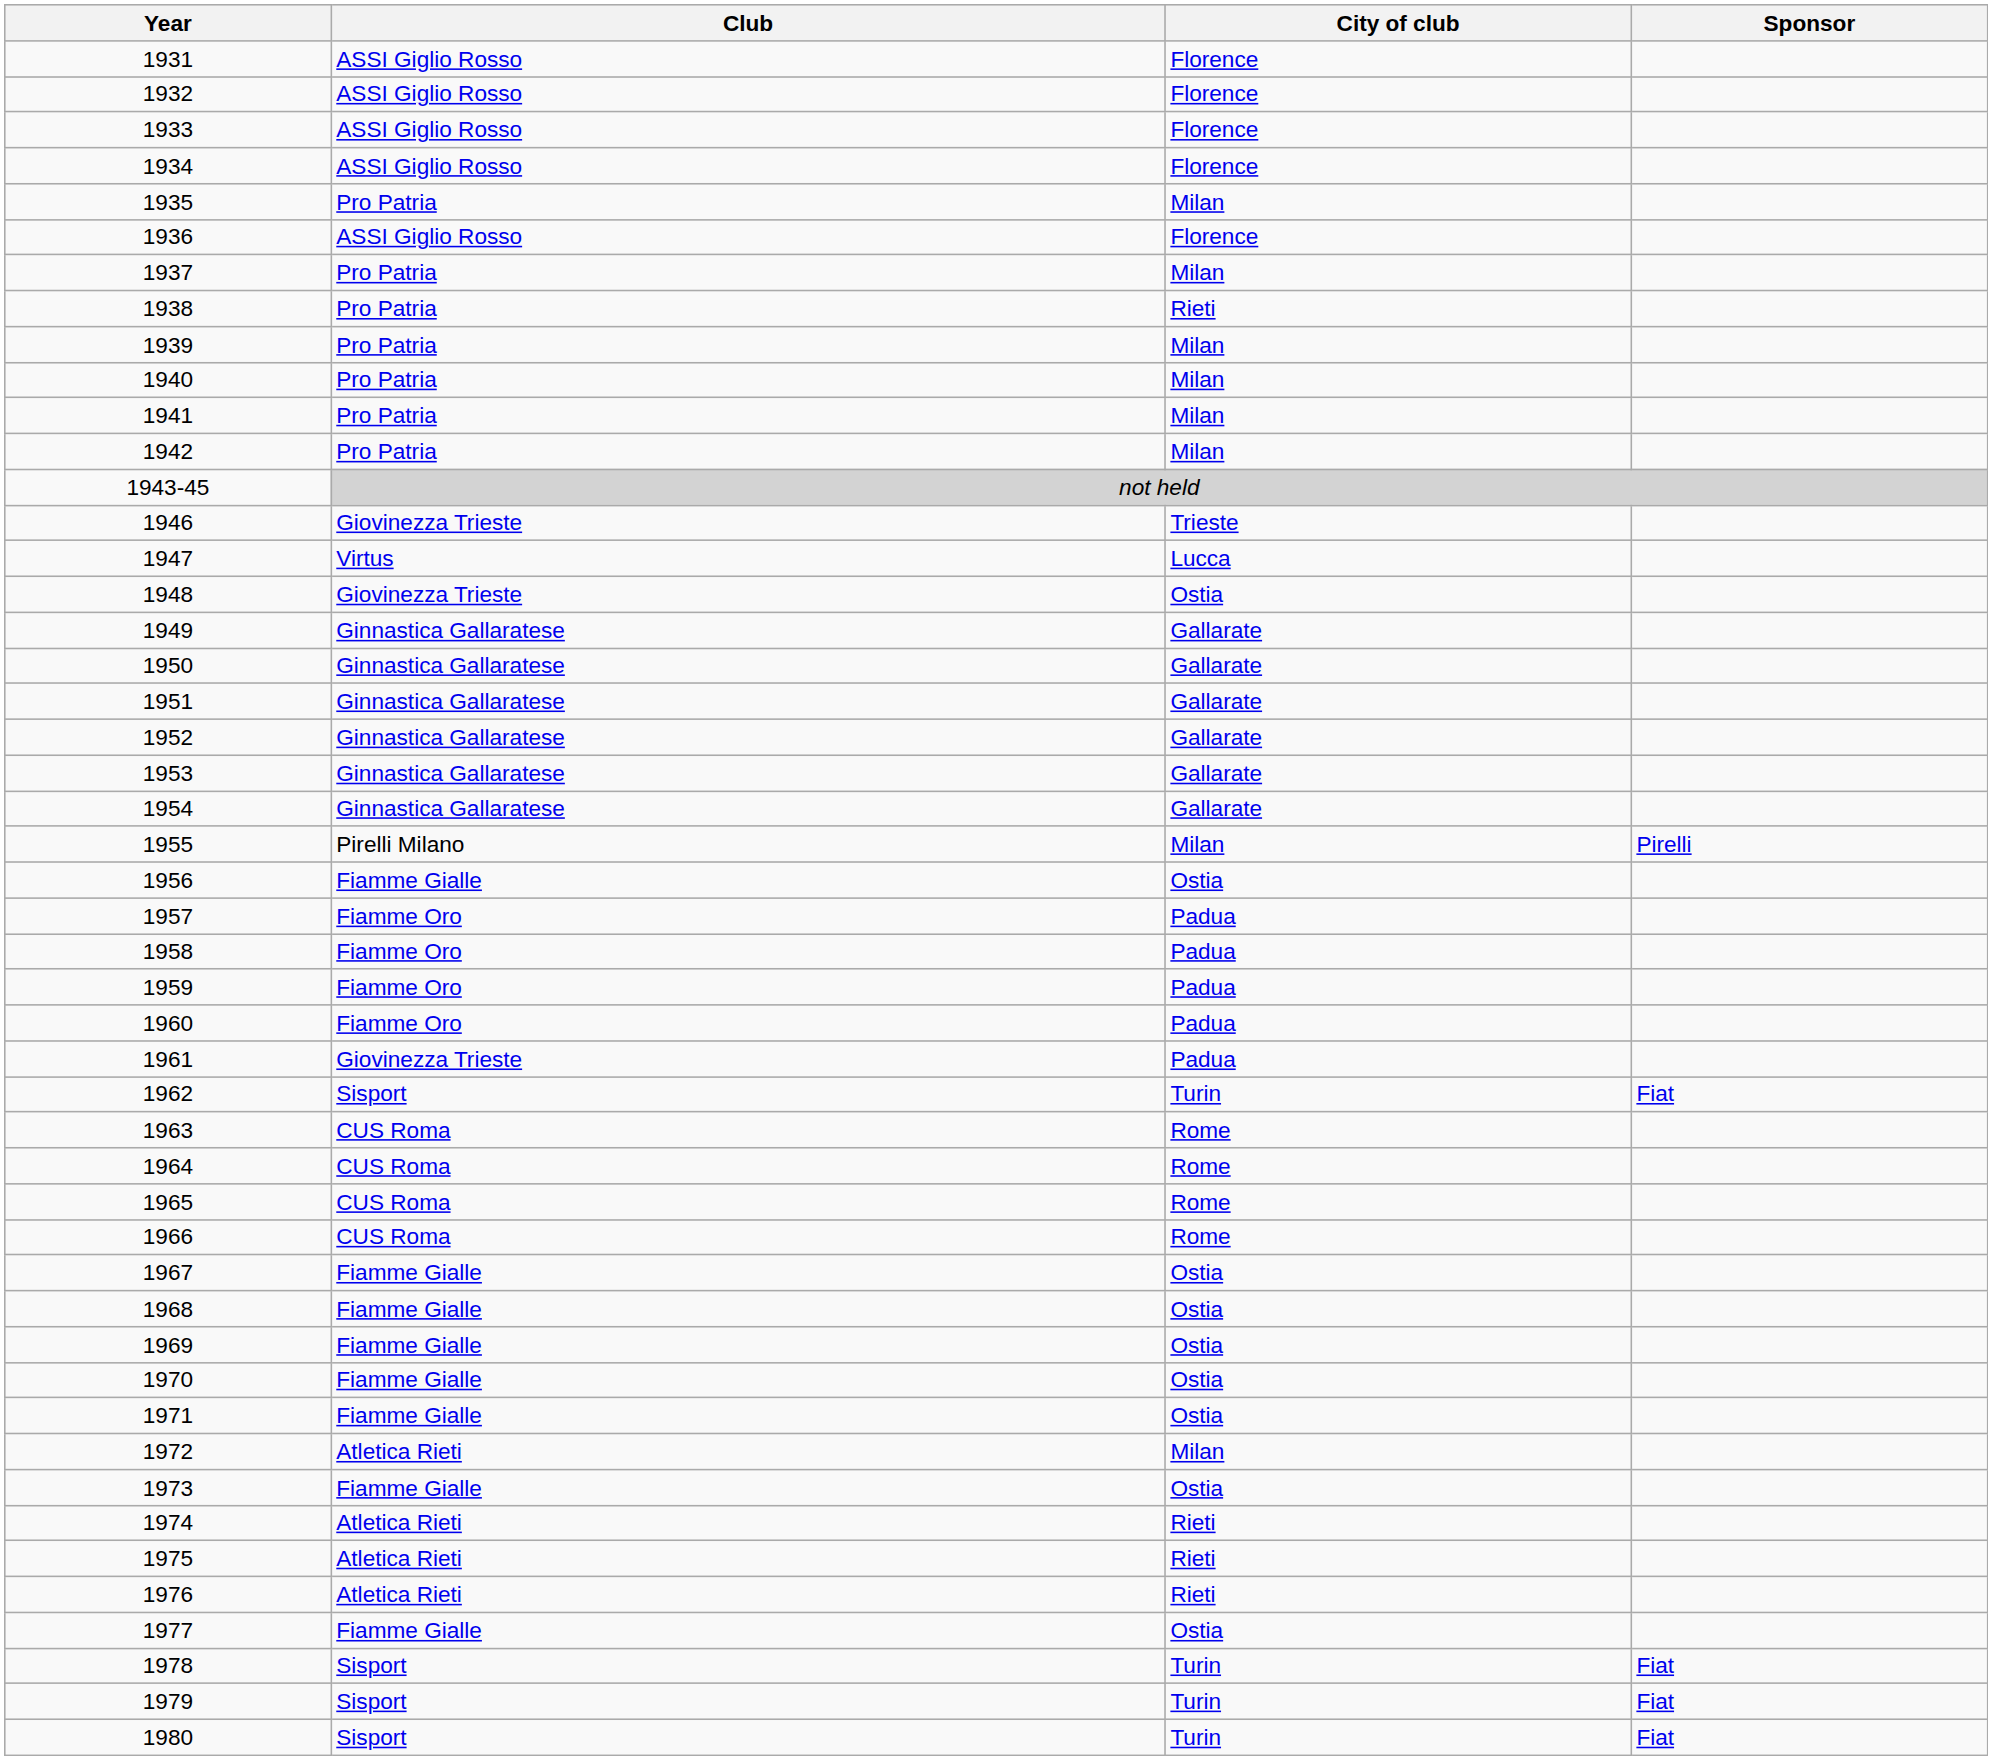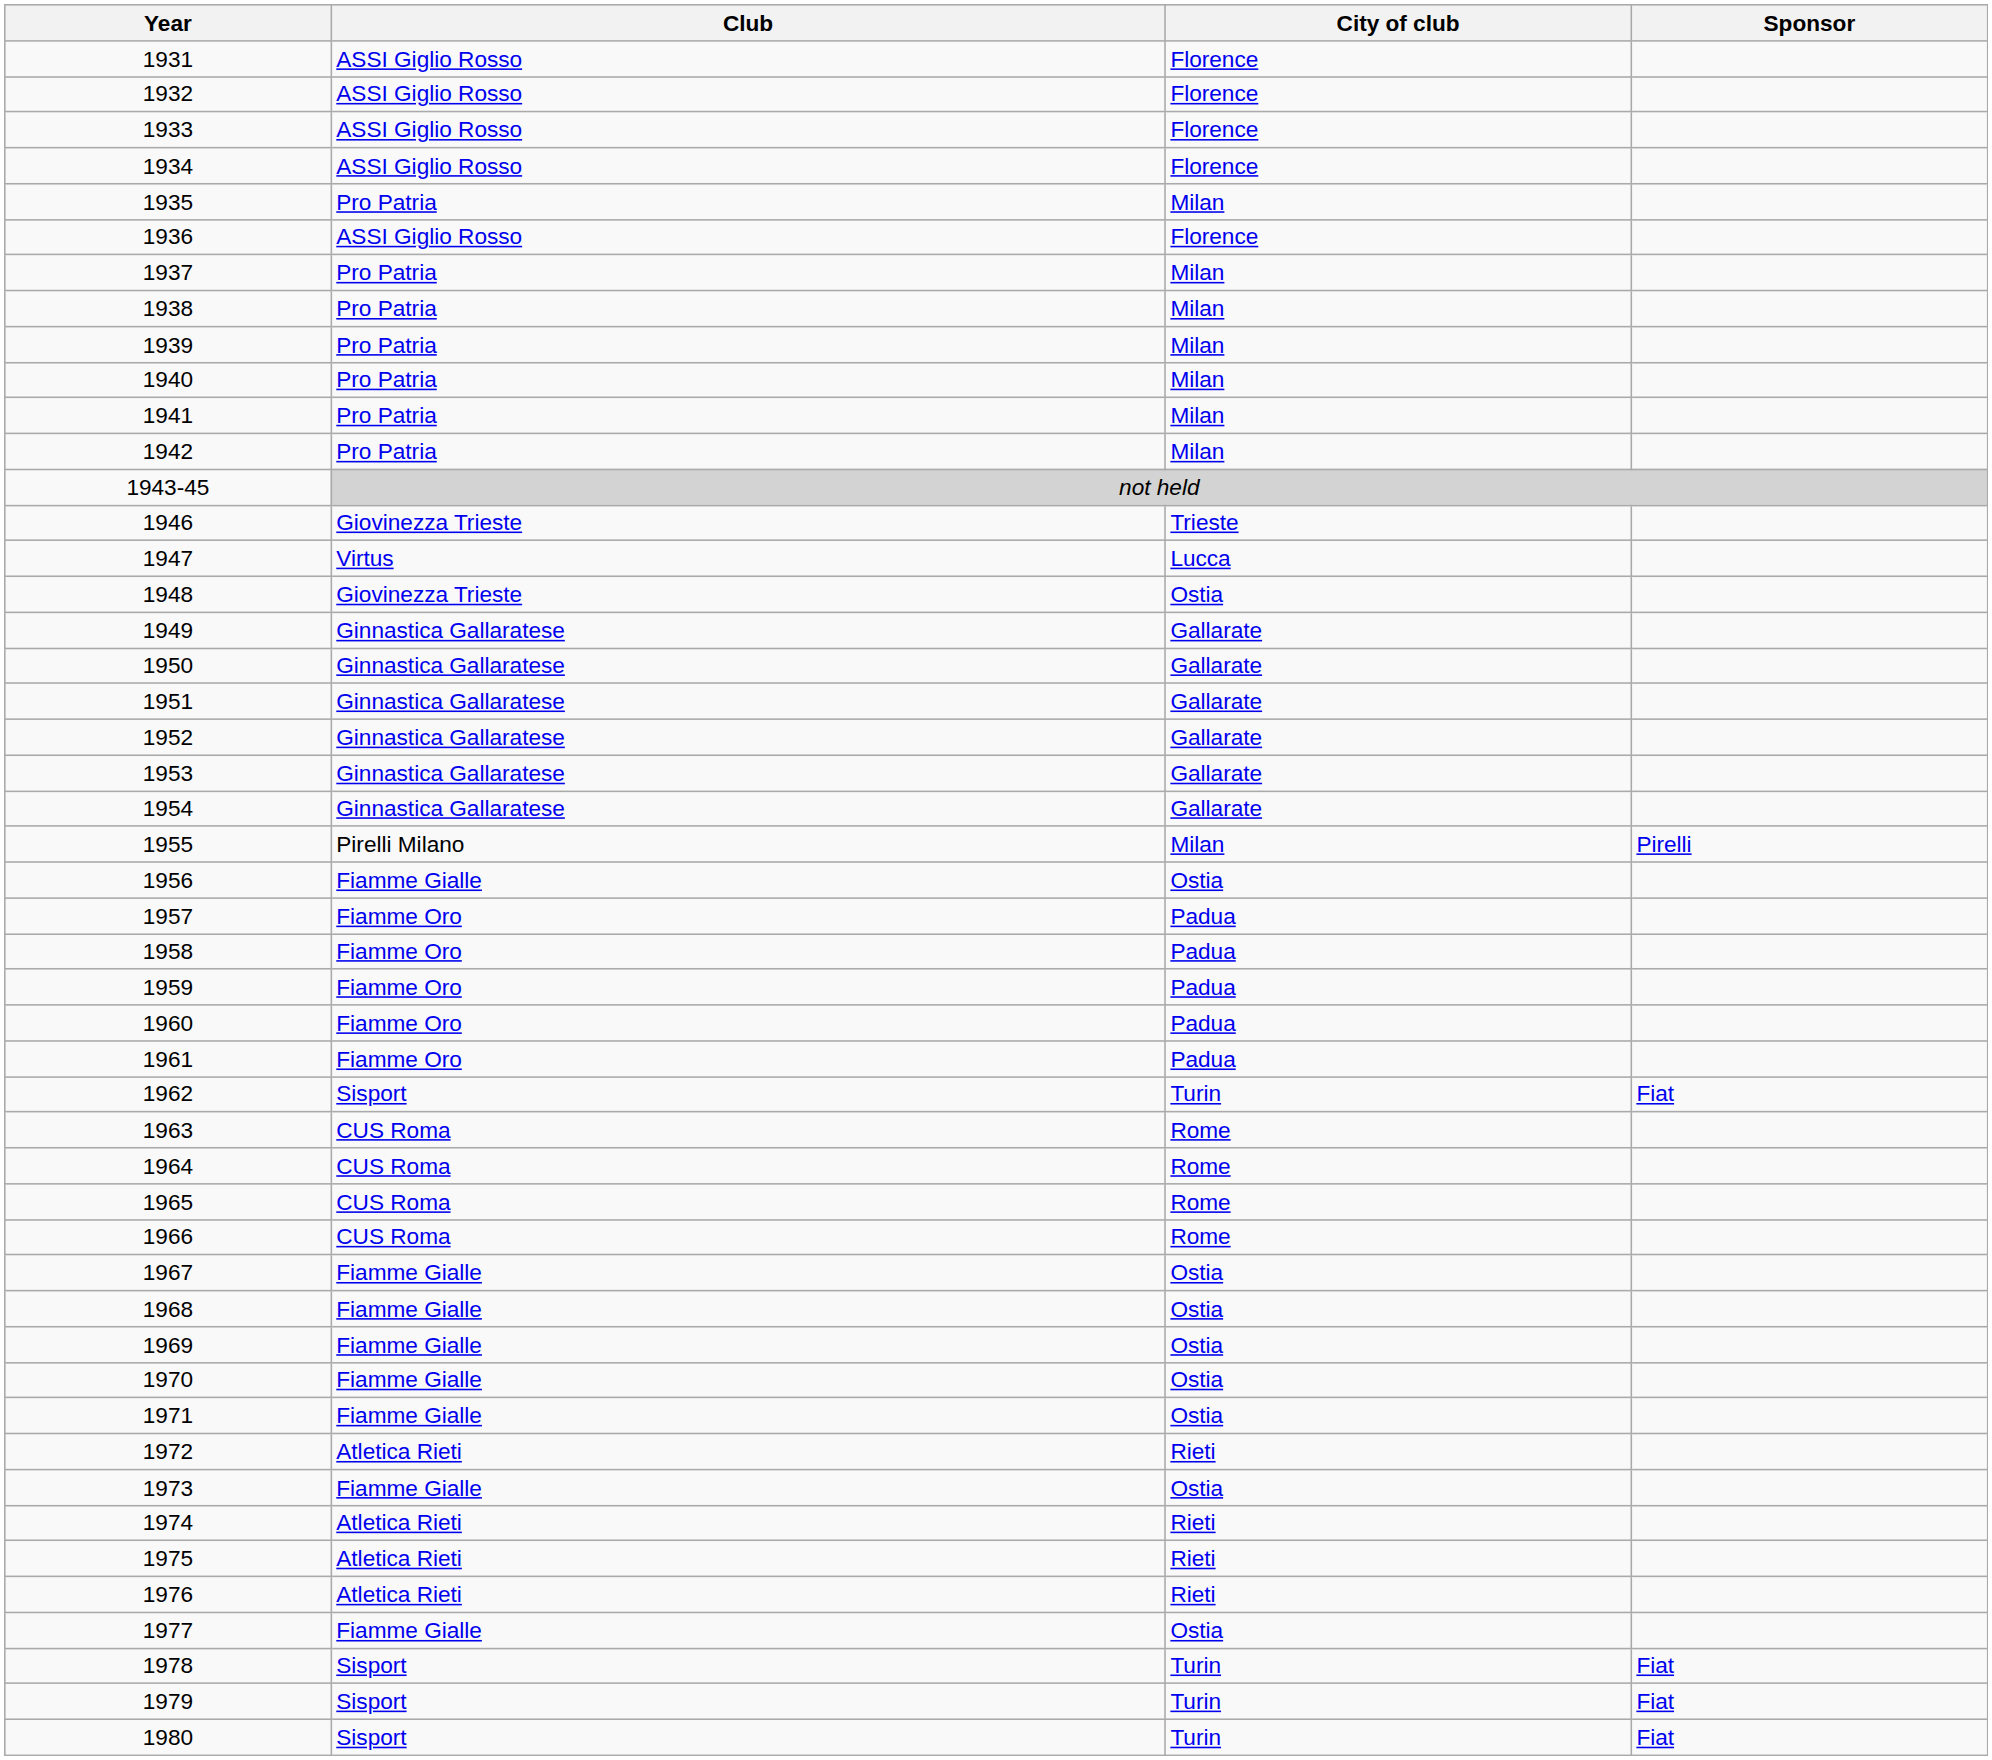(1193, 309) Rieti -> (1197, 309) Milan
(429, 1059) Giovinezza Trieste -> (399, 1059) Fiamme Oro
(1197, 1452) Milan -> (1193, 1452) Rieti
